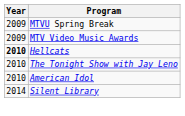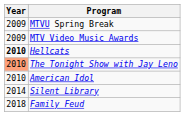(16, 64) no background -> (16, 64) lightsalmon background
+ row: (57, 104)
